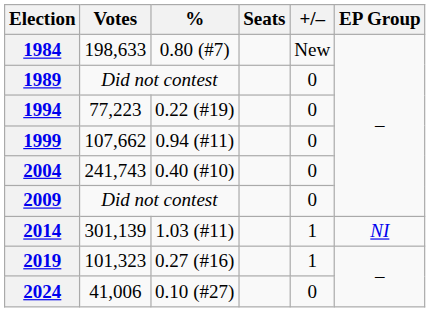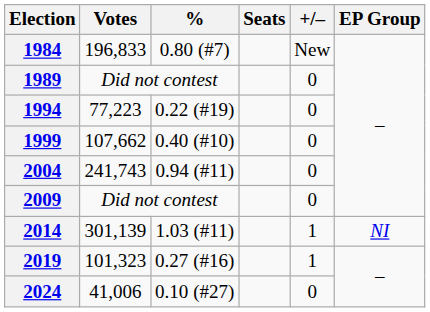(115, 49) 198,633 -> (115, 49) 196,833
(195, 140) 0.94 (#11) -> (195, 140) 0.40 (#10)
(195, 170) 0.40 (#10) -> (195, 170) 0.94 (#11)
